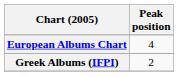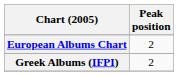(151, 44) 4 -> (151, 44) 2
